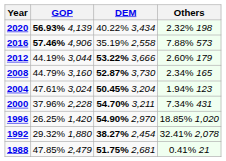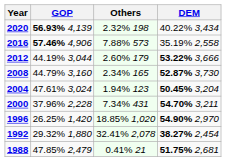columns swapped: (126, 12) <-> (189, 12)
